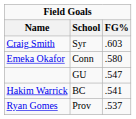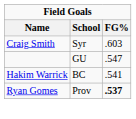- row: (36, 59)
(114, 106) normal -> (114, 91) bold
